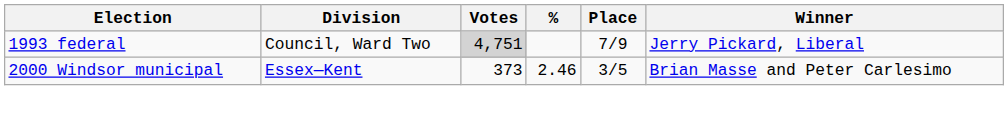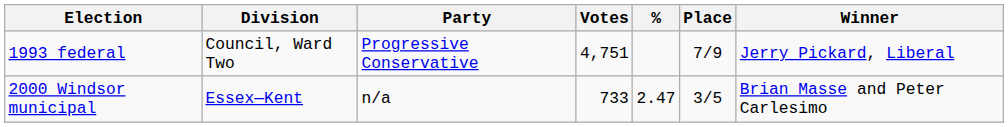+ column: (467, 18)
(498, 44) lightgrey background -> (604, 54) no background
(508, 71) 373 -> (614, 99) 733
(557, 71) 2.46 -> (656, 99) 2.47
